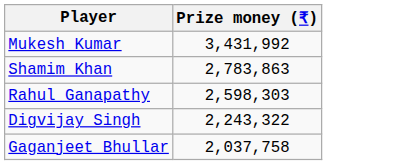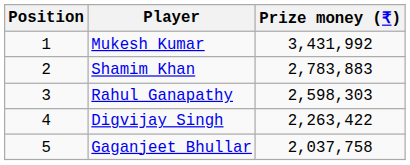+ column: (46, 18)
(247, 70) 2,783,863 -> (330, 70) 2,783,883
(247, 121) 2,243,322 -> (330, 121) 2,263,422
